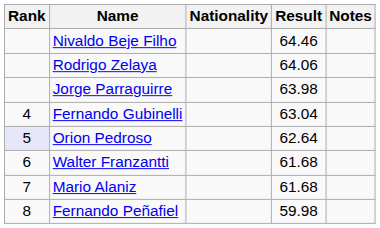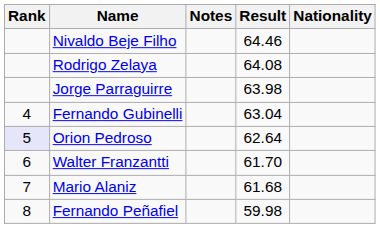columns swapped: (229, 16) <-> (351, 16)
(299, 65) 64.06 -> (263, 65) 64.08
(299, 162) 61.68 -> (263, 162) 61.70
